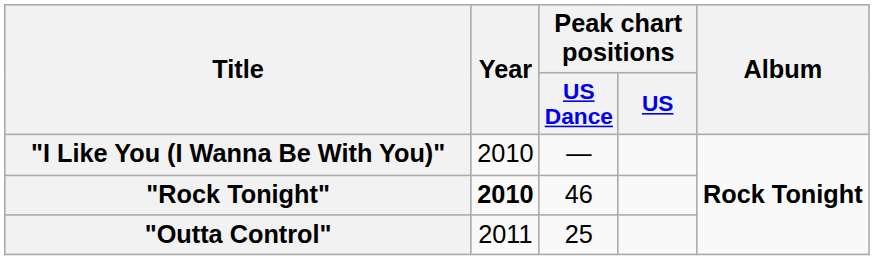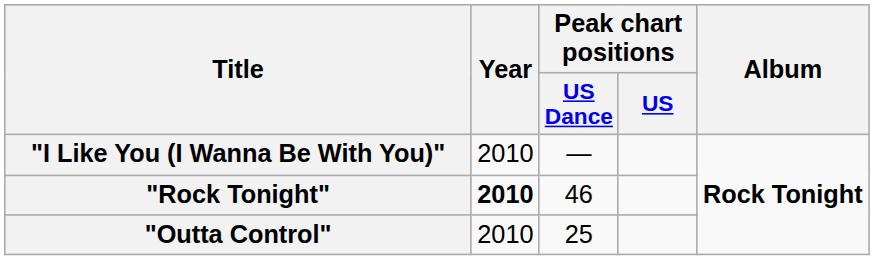(505, 234) 2011 -> (505, 234) 2010
